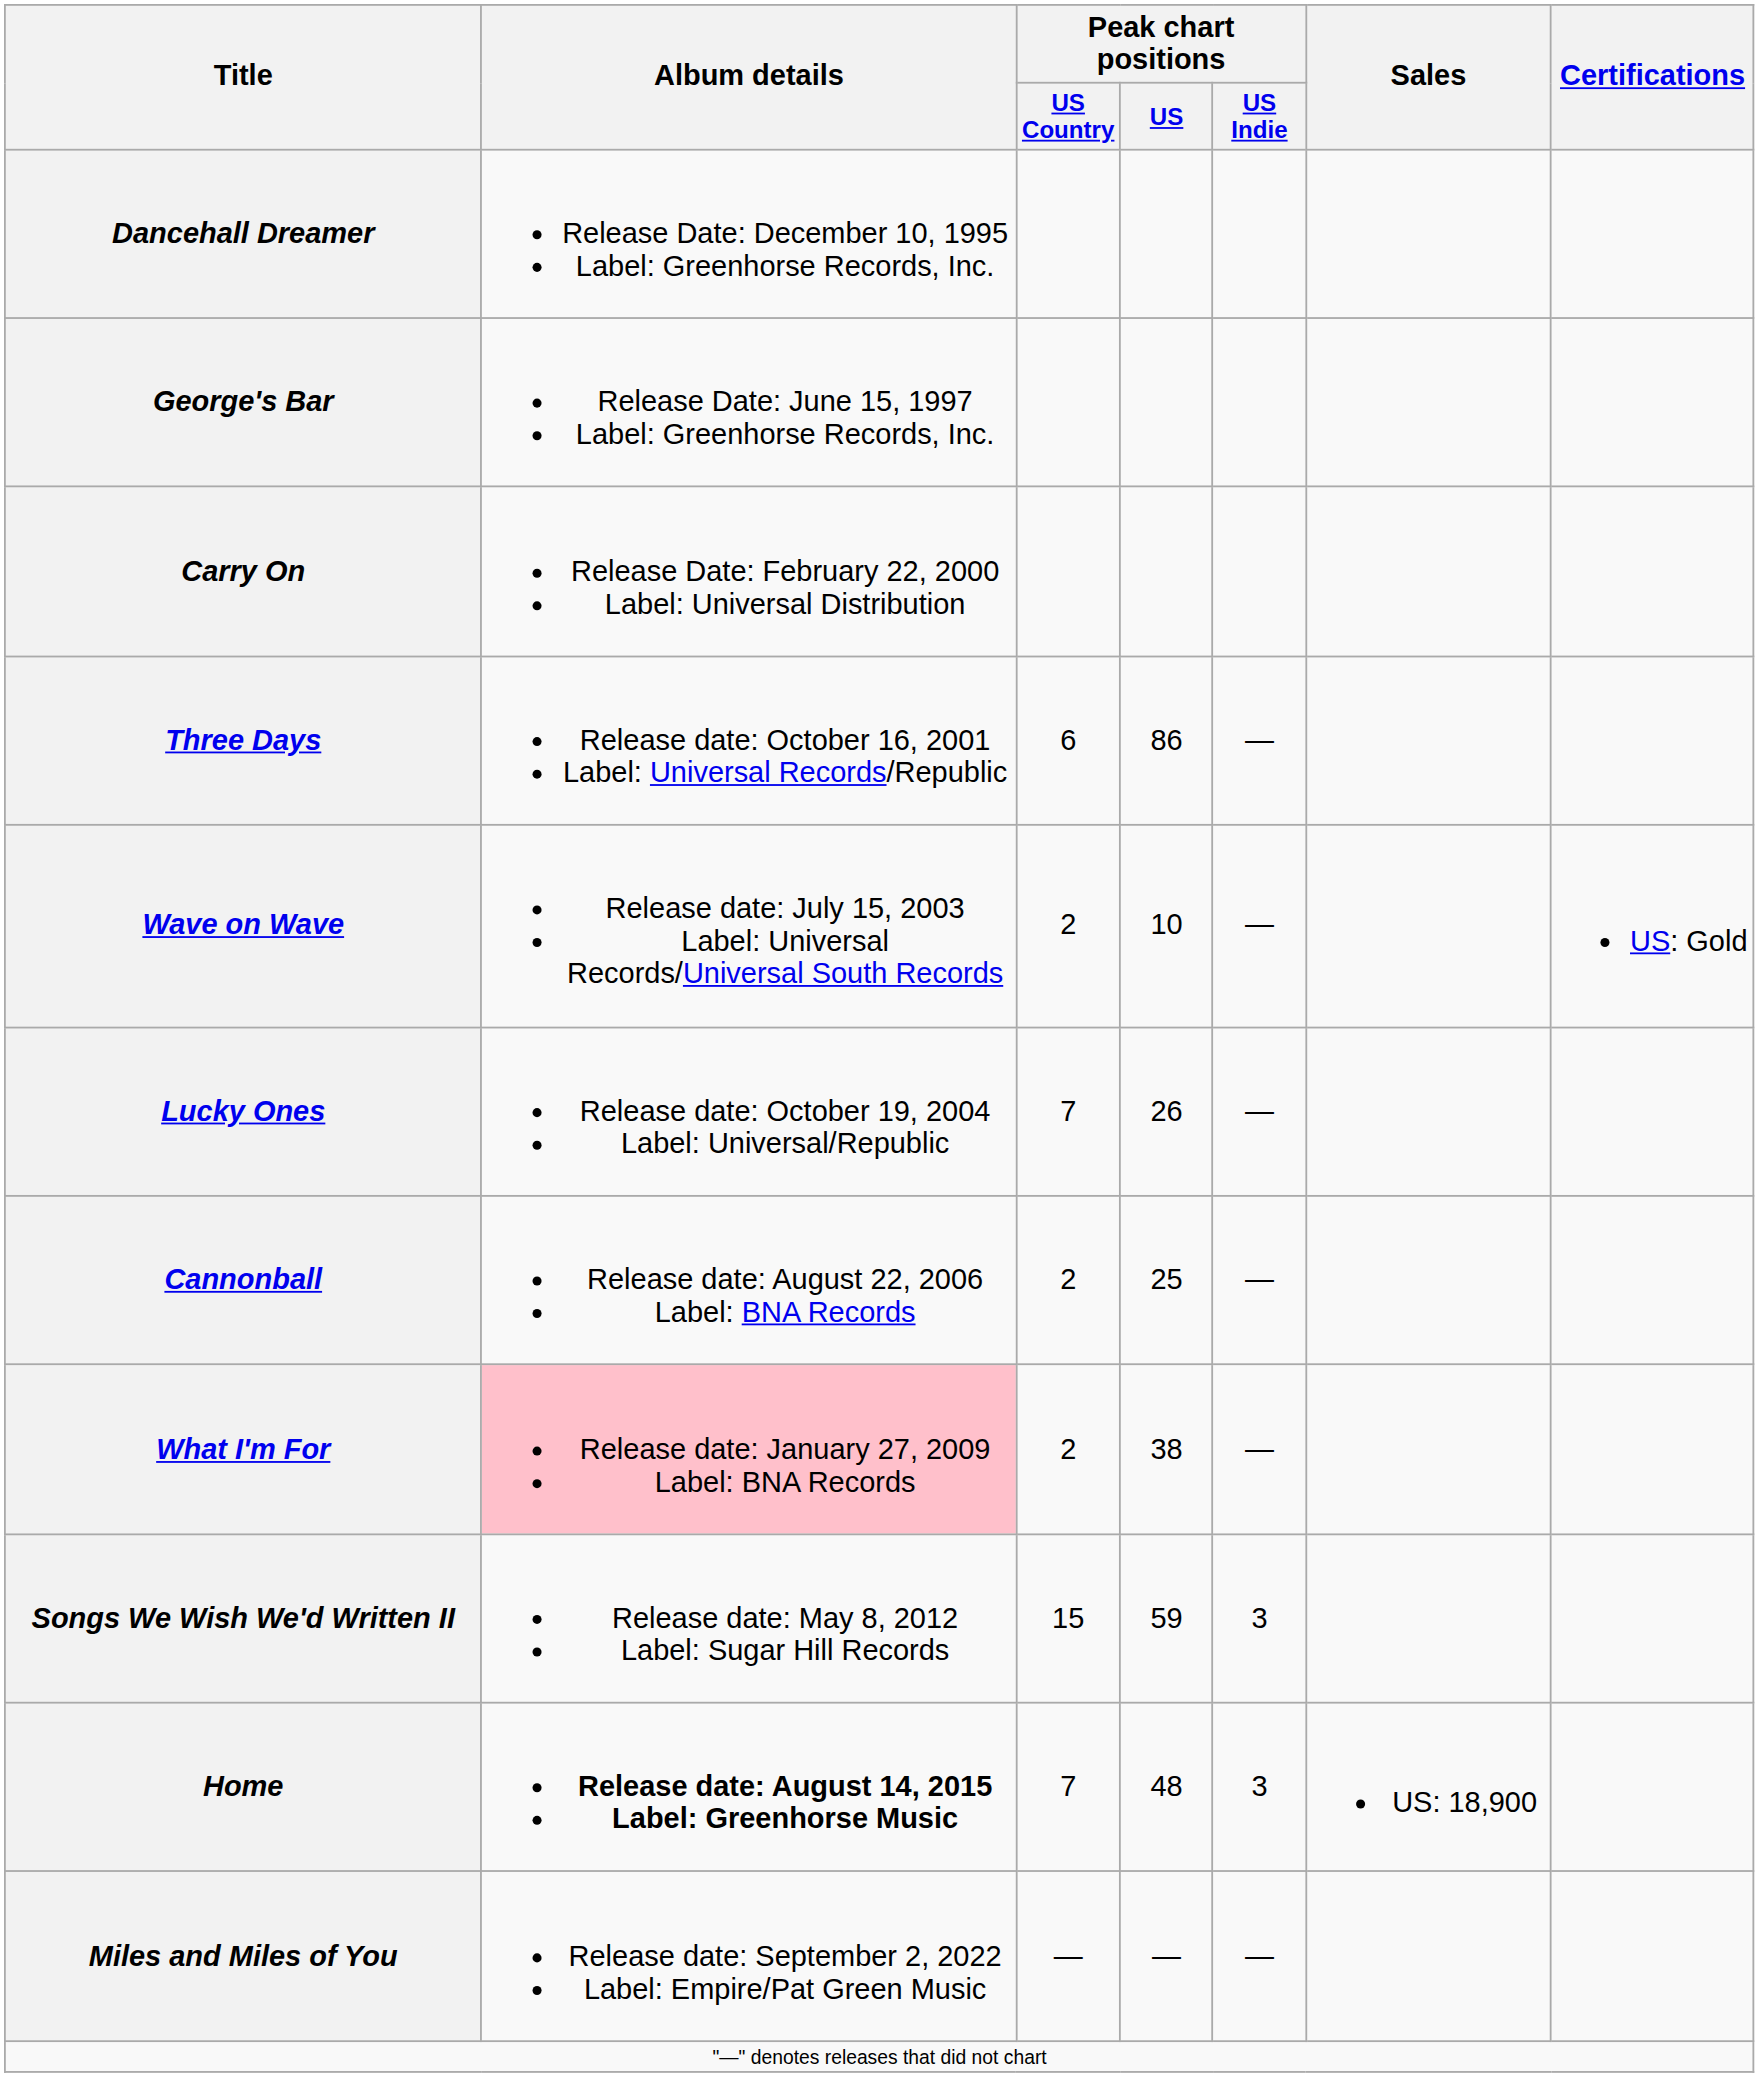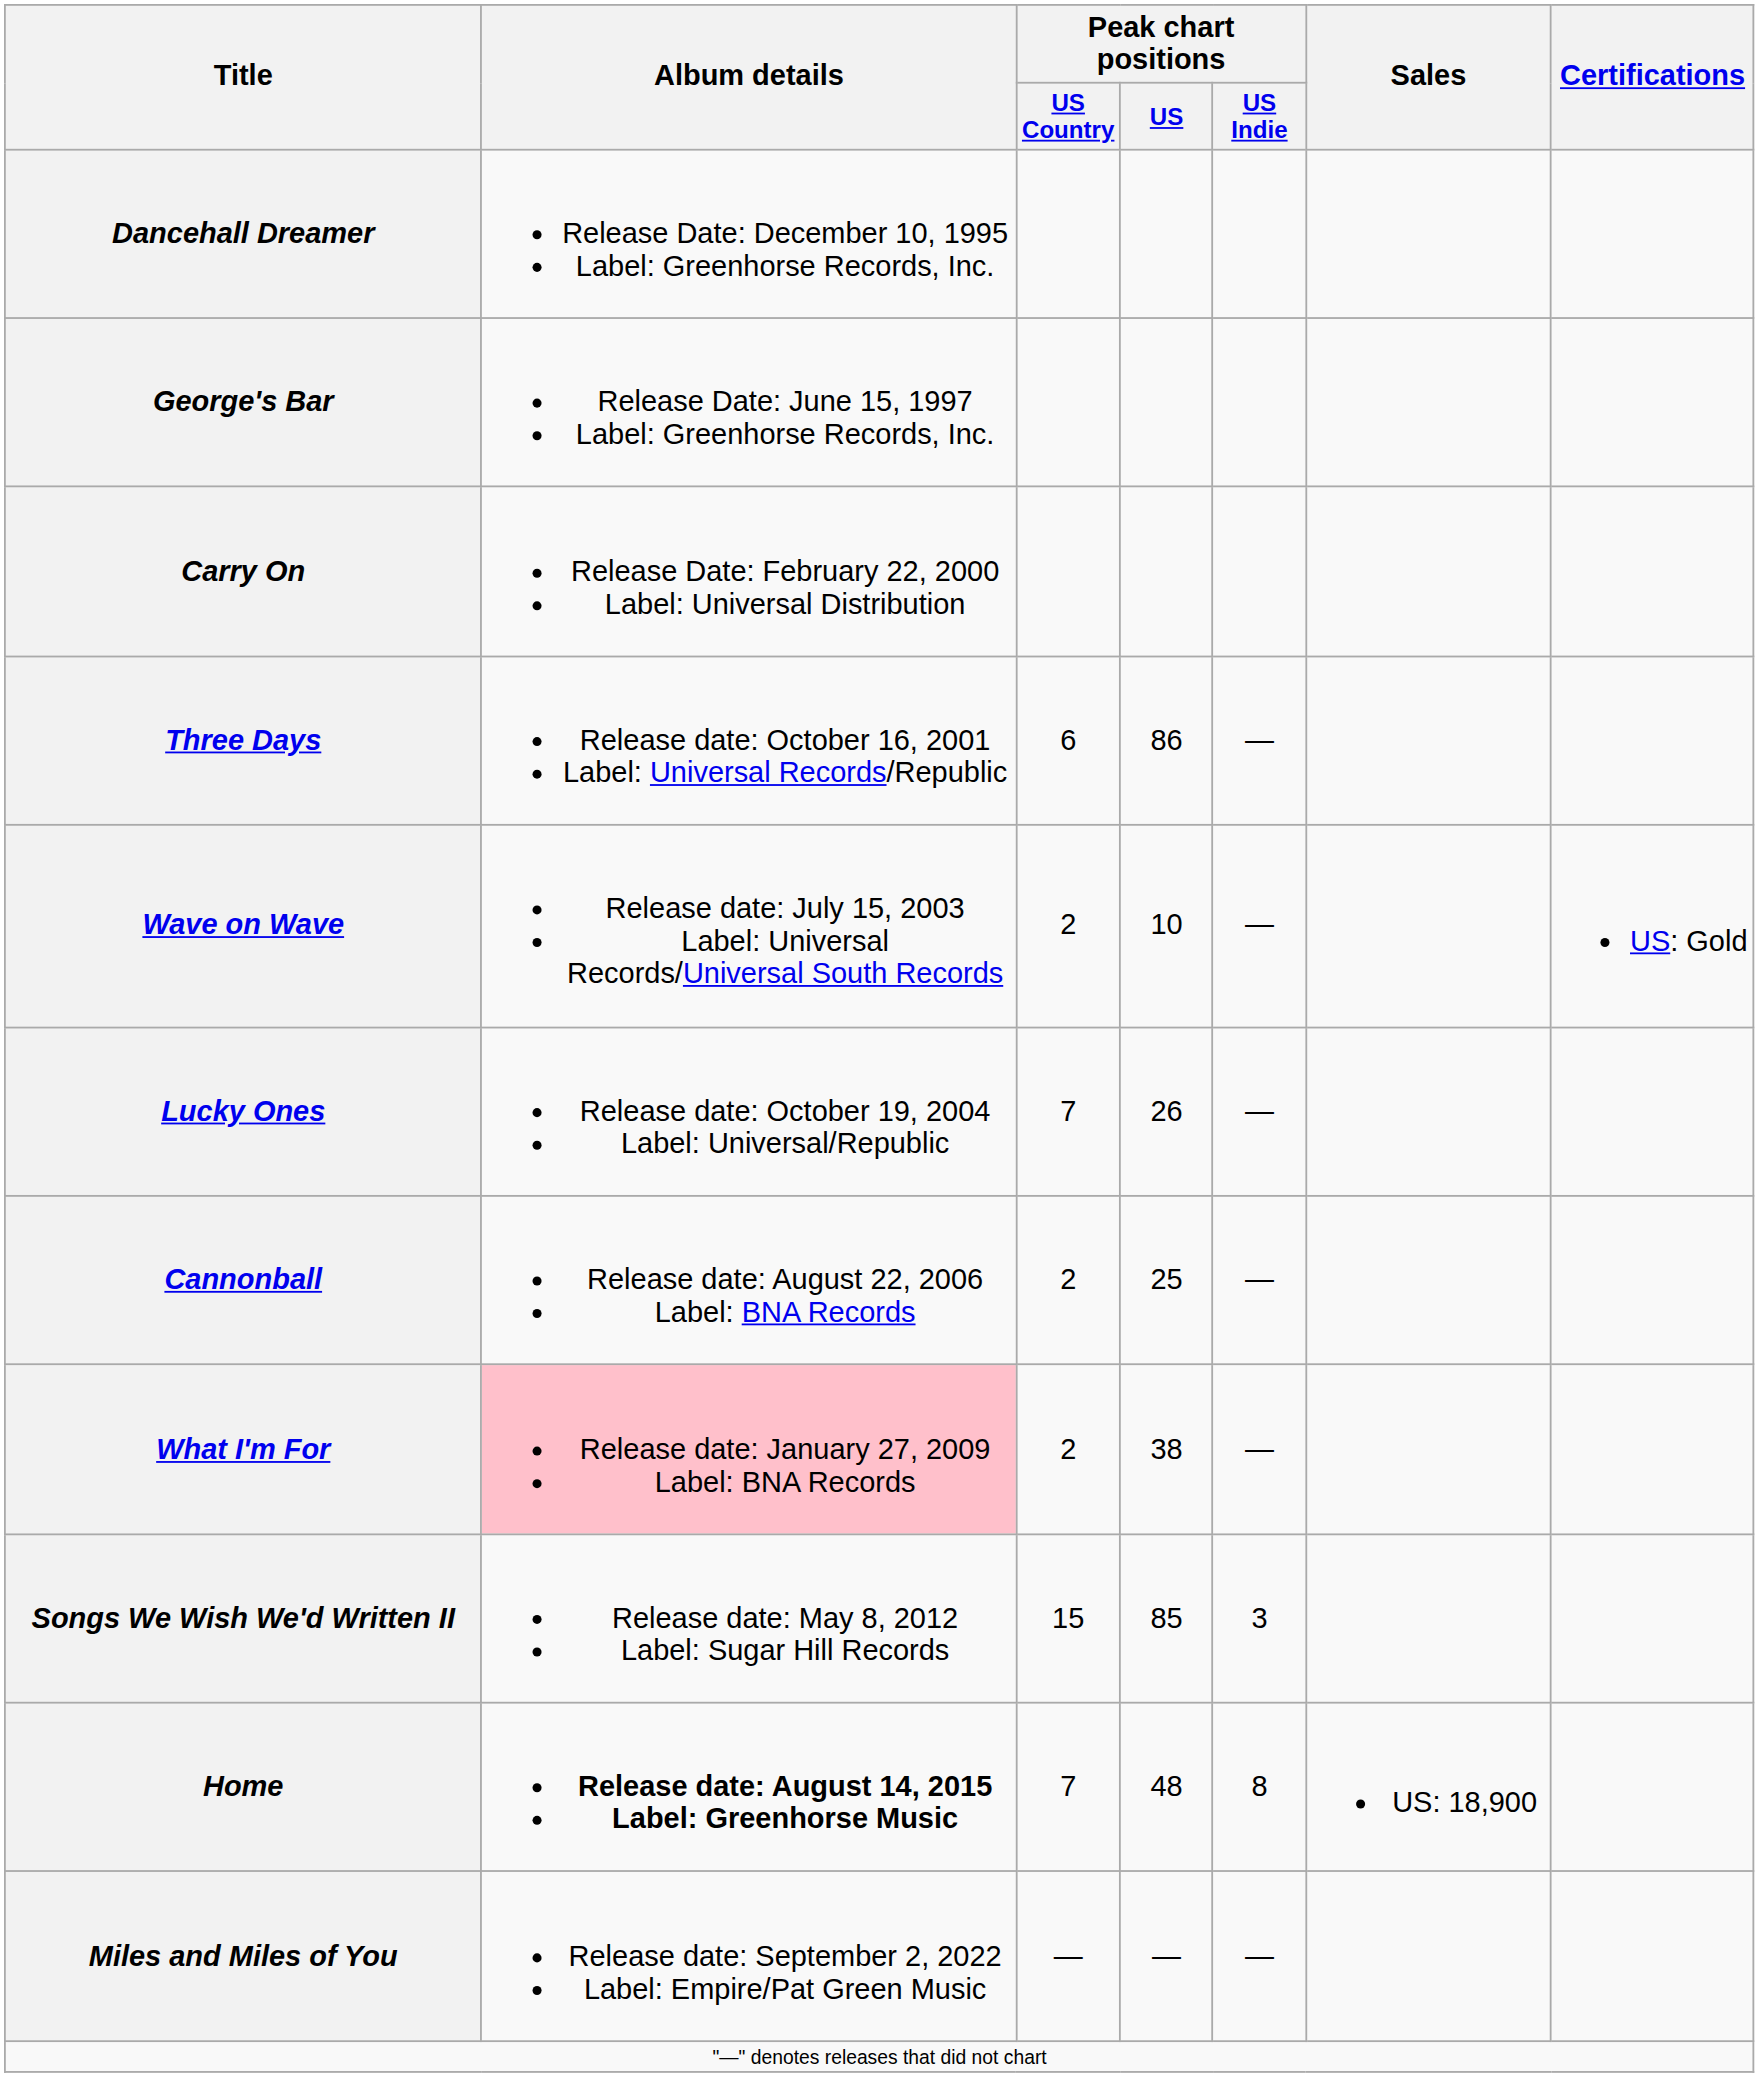(1167, 1617) 59 -> (1167, 1617) 85
(1259, 1786) 3 -> (1259, 1786) 8
